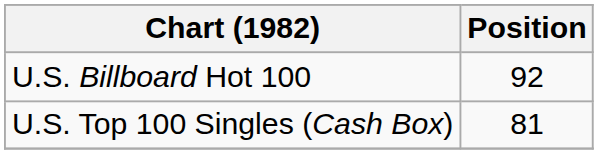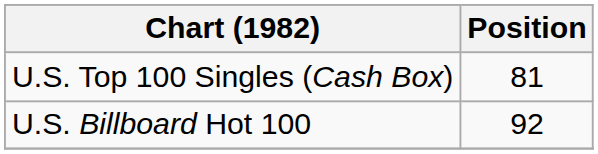rows swapped: (162, 76) <-> (233, 124)
